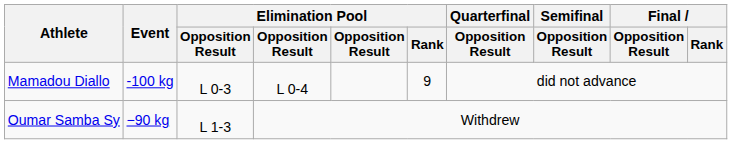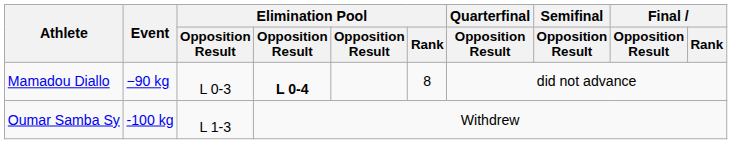(150, 82) -100 kg -> (148, 82) −90 kg
(292, 90) normal -> (292, 90) bold
(427, 82) 9 -> (427, 82) 8
(148, 120) −90 kg -> (150, 120) -100 kg
